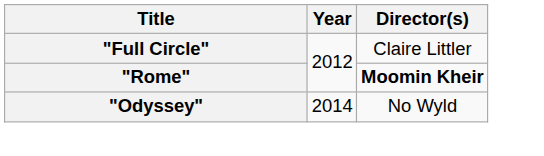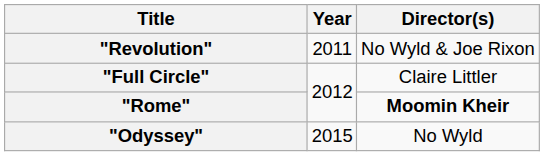+ row: (156, 48)
(332, 106) 2014 -> (332, 135) 2015
